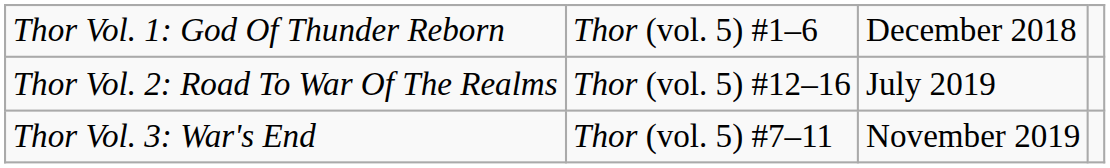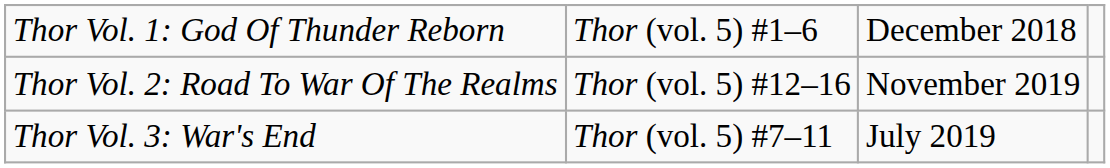(931, 83) July 2019 -> (973, 83) November 2019
(973, 135) November 2019 -> (931, 135) July 2019
